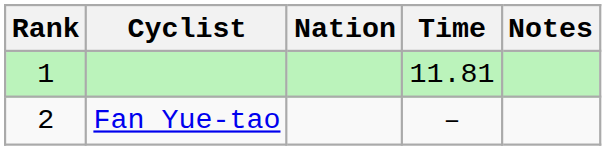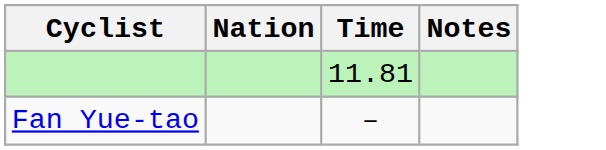- column: (46, 28)
